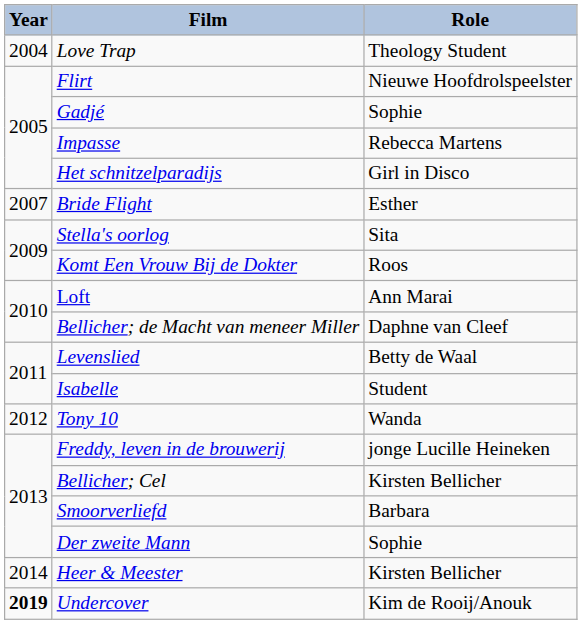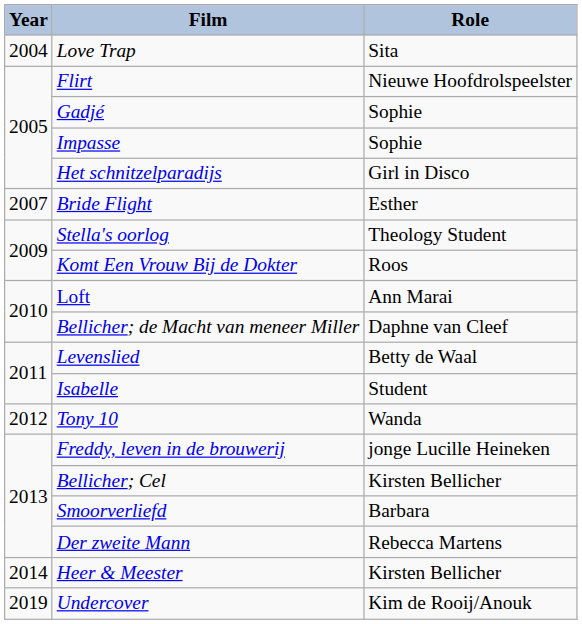(437, 50) Theology Student -> (383, 50) Sita
(435, 142) Rebecca Martens -> (395, 142) Sophie
(383, 234) Sita -> (437, 234) Theology Student
(395, 541) Sophie -> (435, 541) Rebecca Martens
(28, 603) bold -> (28, 603) normal
